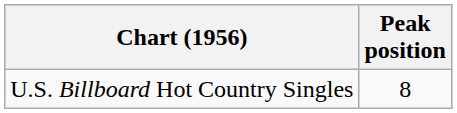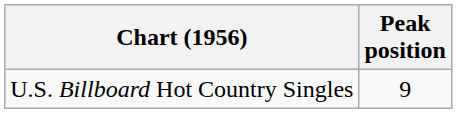(405, 88) 8 -> (405, 88) 9
